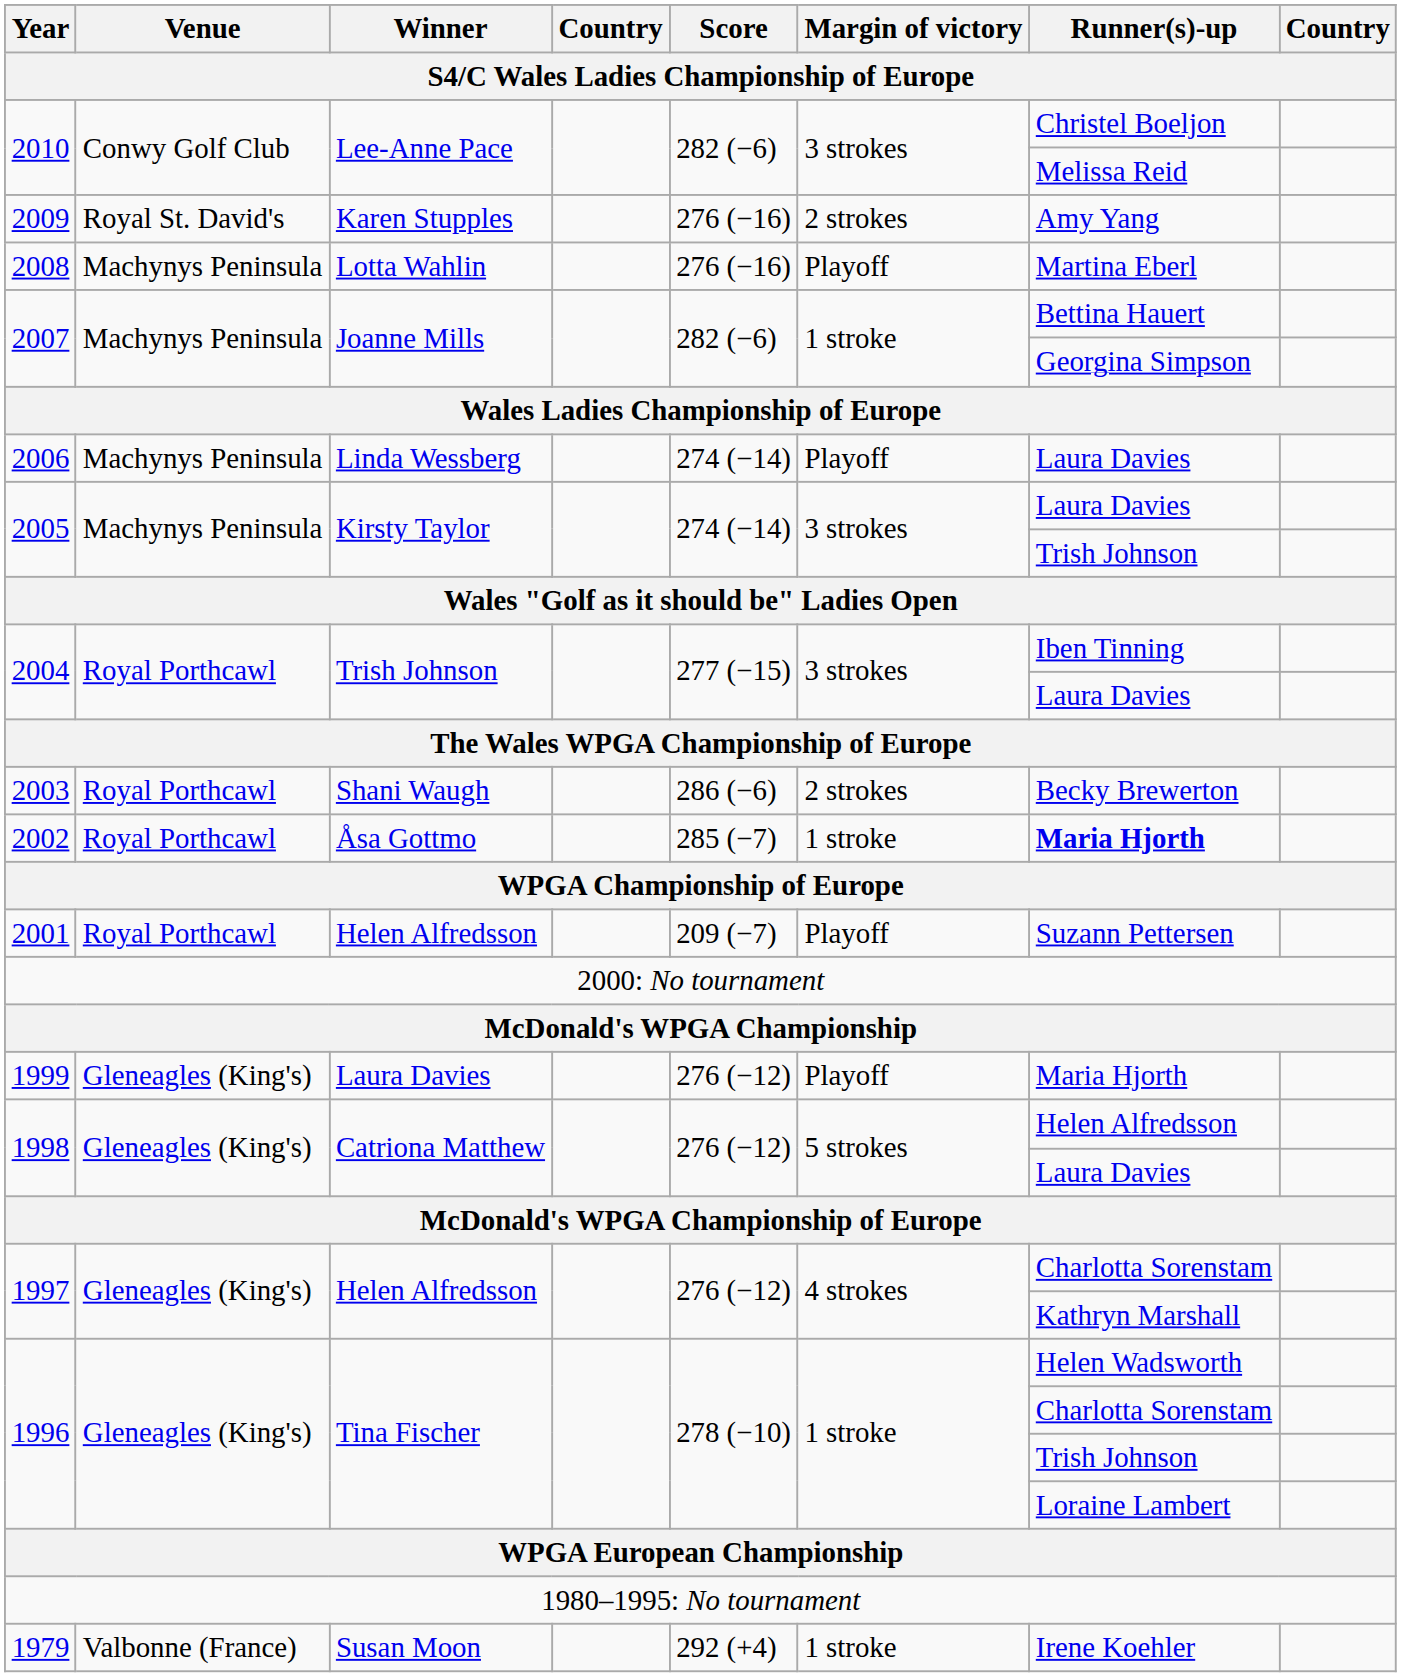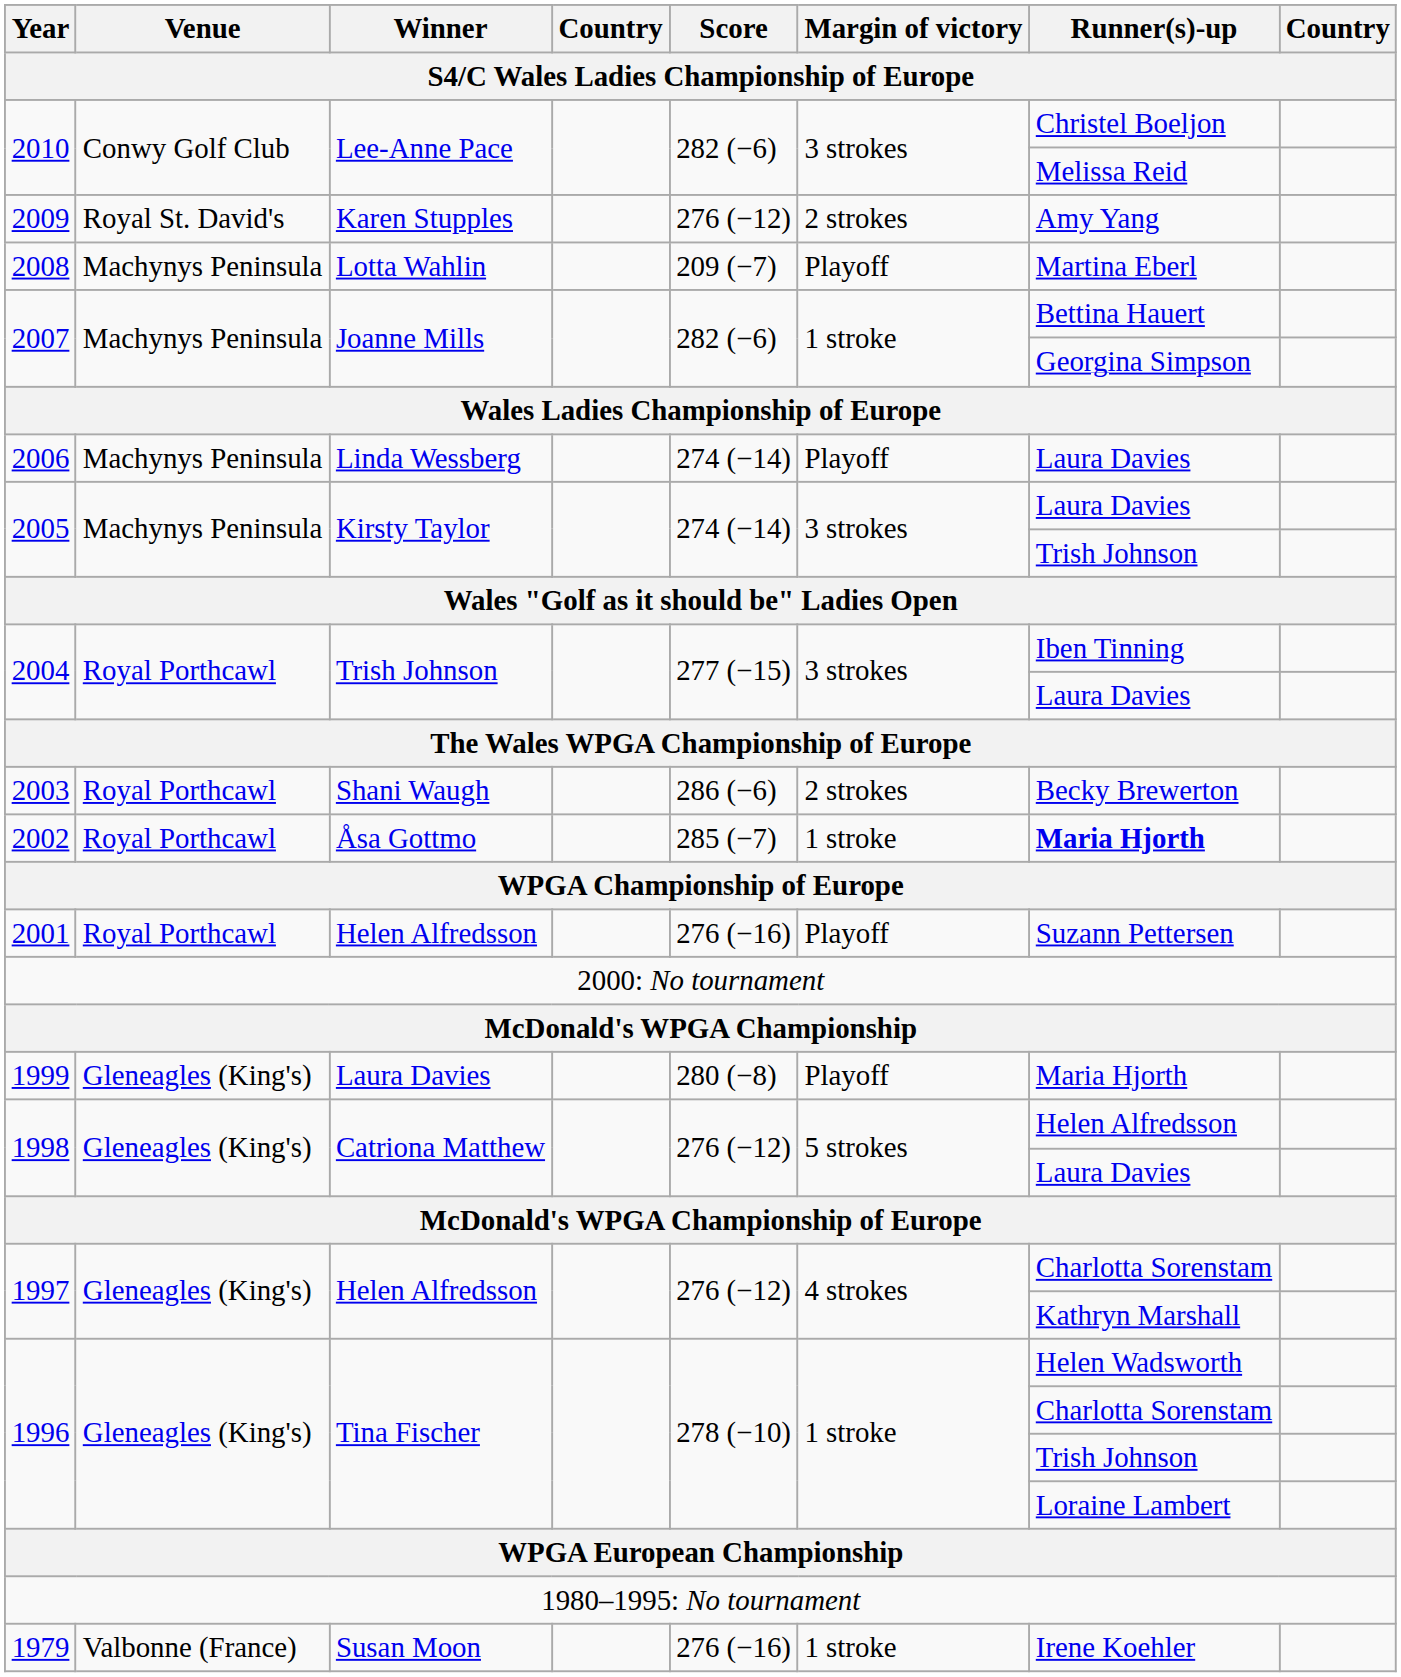(734, 218) 276 (−16) -> (734, 218) 276 (−12)
(734, 266) 276 (−16) -> (726, 266) 209 (−7)
(726, 933) 209 (−7) -> (734, 933) 276 (−16)
(734, 1076) 276 (−12) -> (726, 1076) 280 (−8)
(726, 1647) 292 (+4) -> (734, 1647) 276 (−16)
